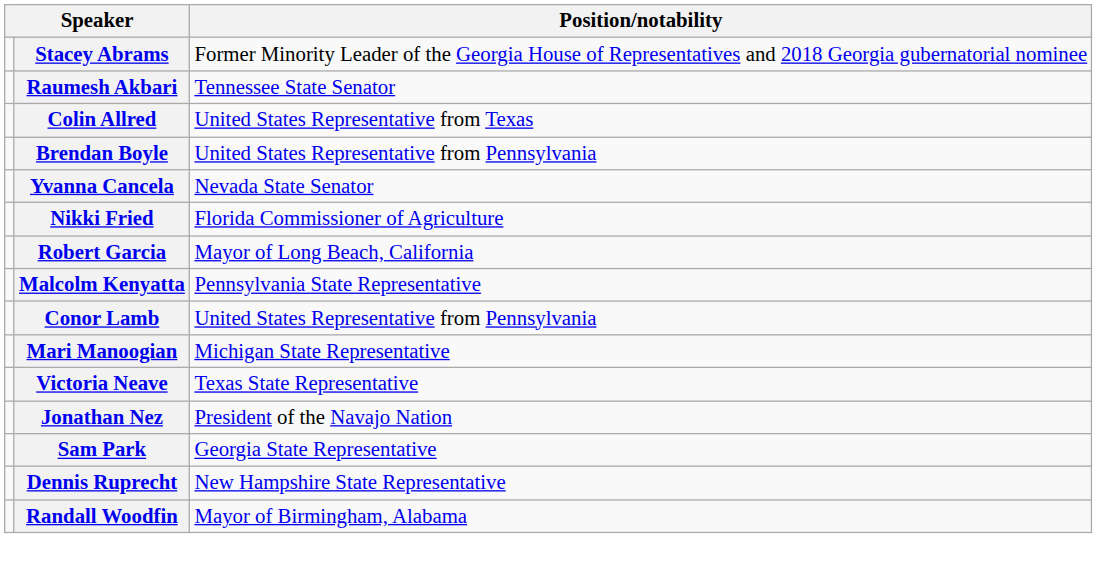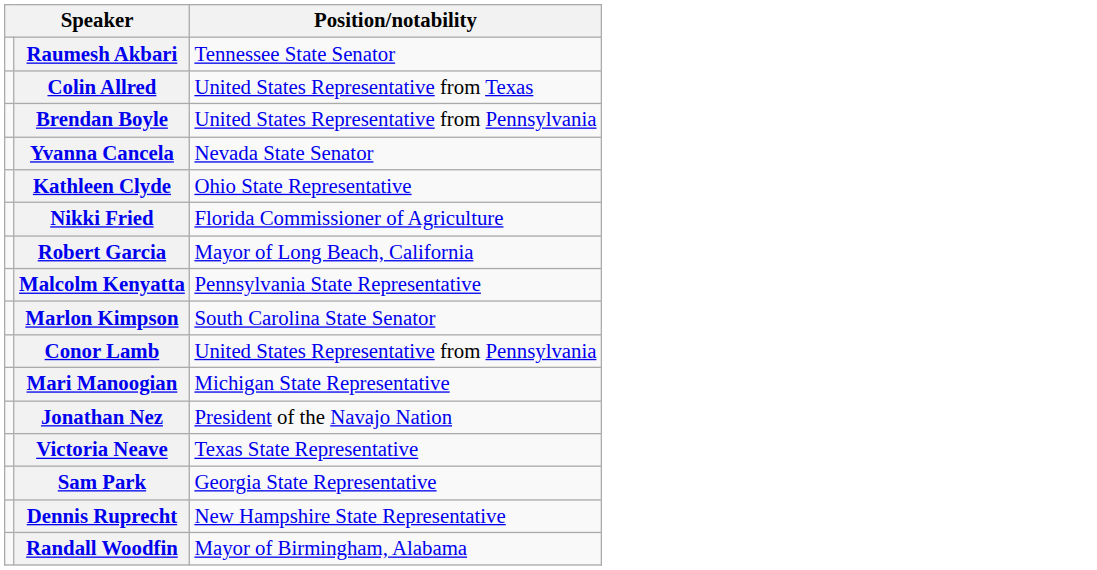- row: (102, 53)
+ row: (102, 185)
+ row: (102, 317)
rows swapped: (102, 383) <-> (102, 416)
